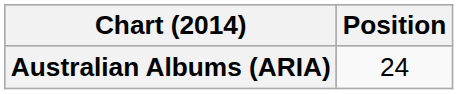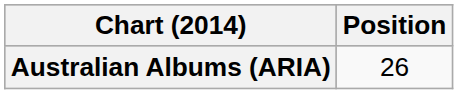(394, 66) 24 -> (394, 66) 26
